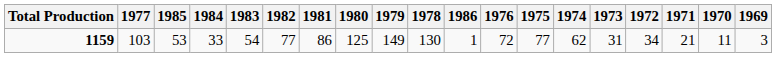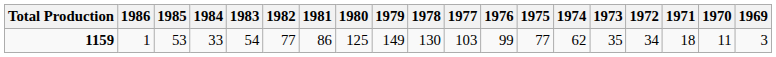columns swapped: (463, 16) <-> (136, 16)
(506, 41) 72 -> (506, 41) 99
(615, 41) 31 -> (615, 41) 35
(688, 41) 21 -> (688, 41) 18
